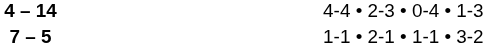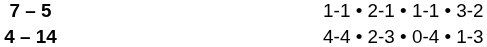rows swapped: (30, 10) <-> (30, 36)
